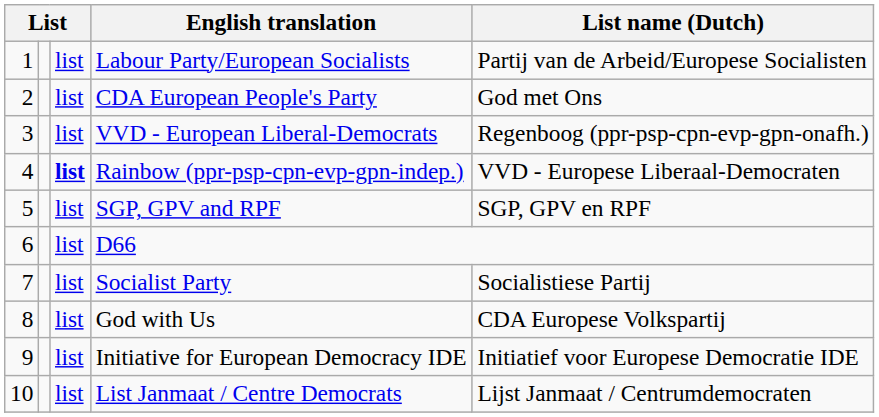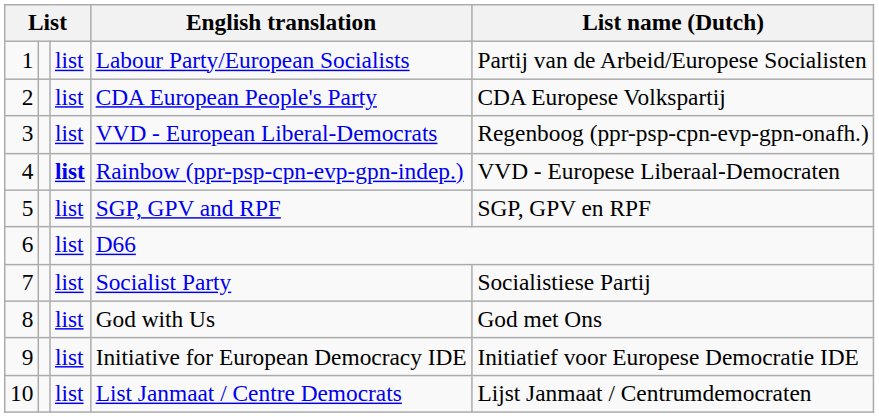(540, 97) God met Ons -> (602, 97) CDA Europese Volkspartij
(602, 319) CDA Europese Volkspartij -> (540, 319) God met Ons
